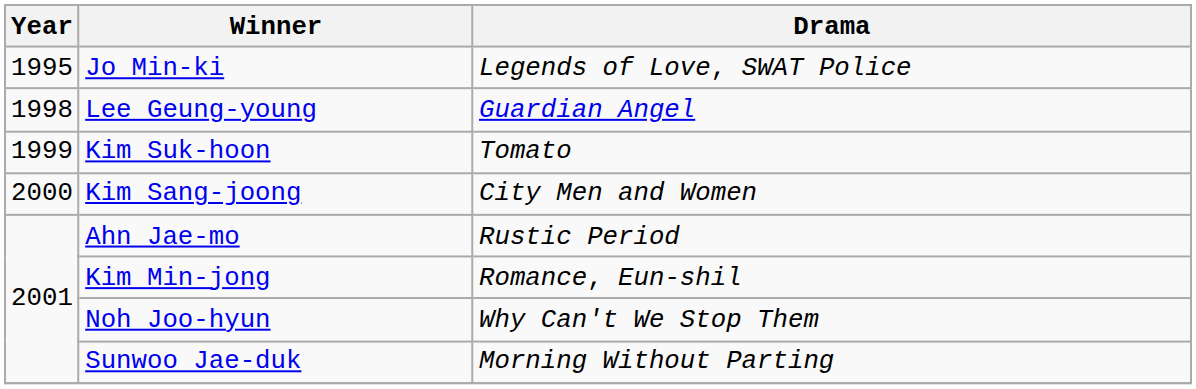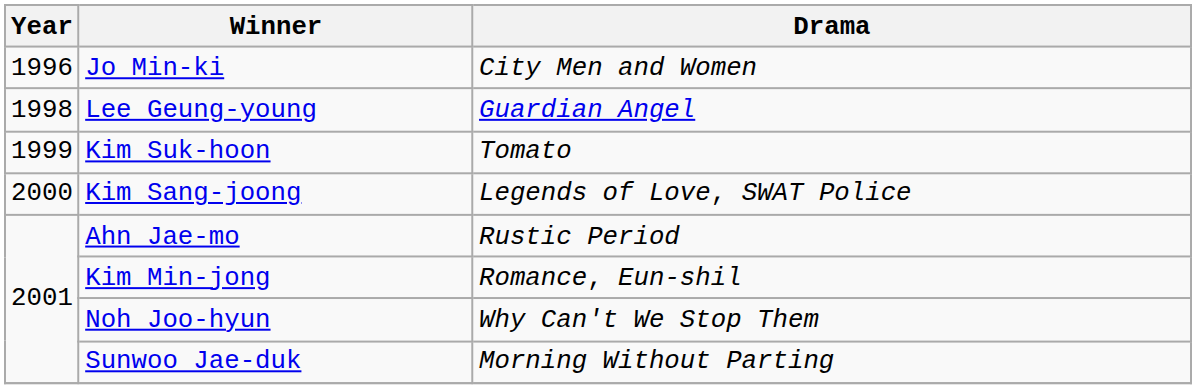(42, 68) 1995 -> (42, 68) 1996
(695, 68) Legends of Love, SWAT Police -> (618, 68) City Men and Women
(618, 194) City Men and Women -> (695, 194) Legends of Love, SWAT Police
